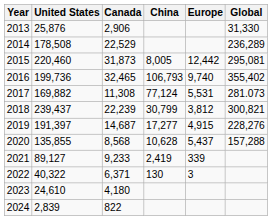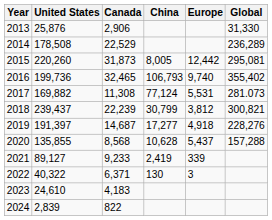(53, 61) 220,460 -> (53, 61) 220,260
(201, 126) 4,915 -> (201, 126) 4,918
(117, 191) 4,180 -> (117, 191) 4,183
